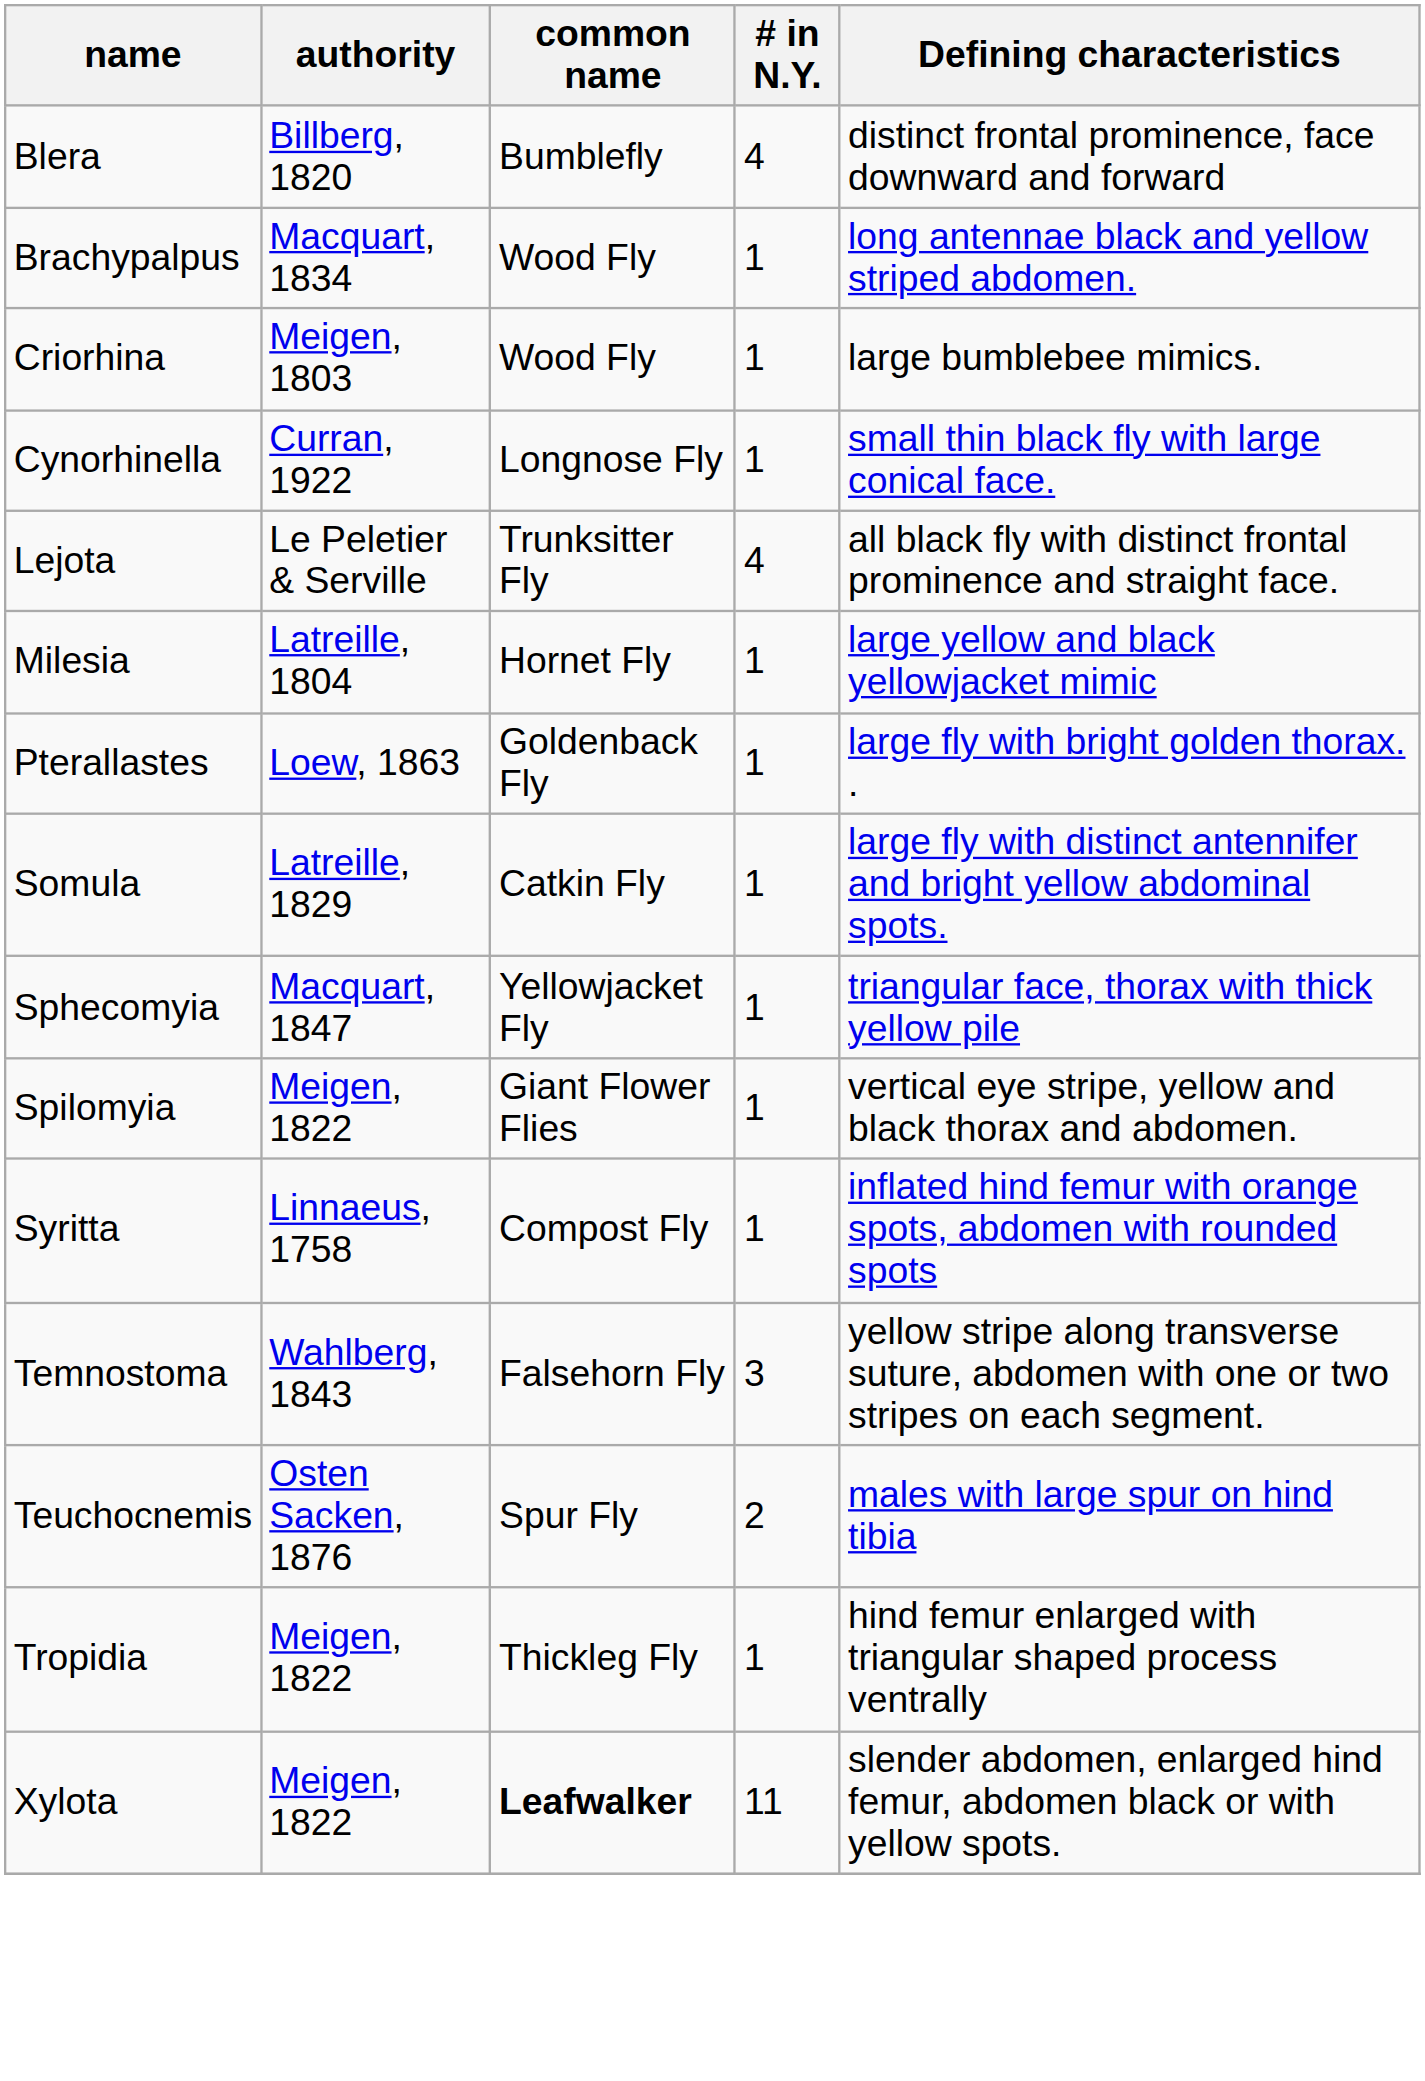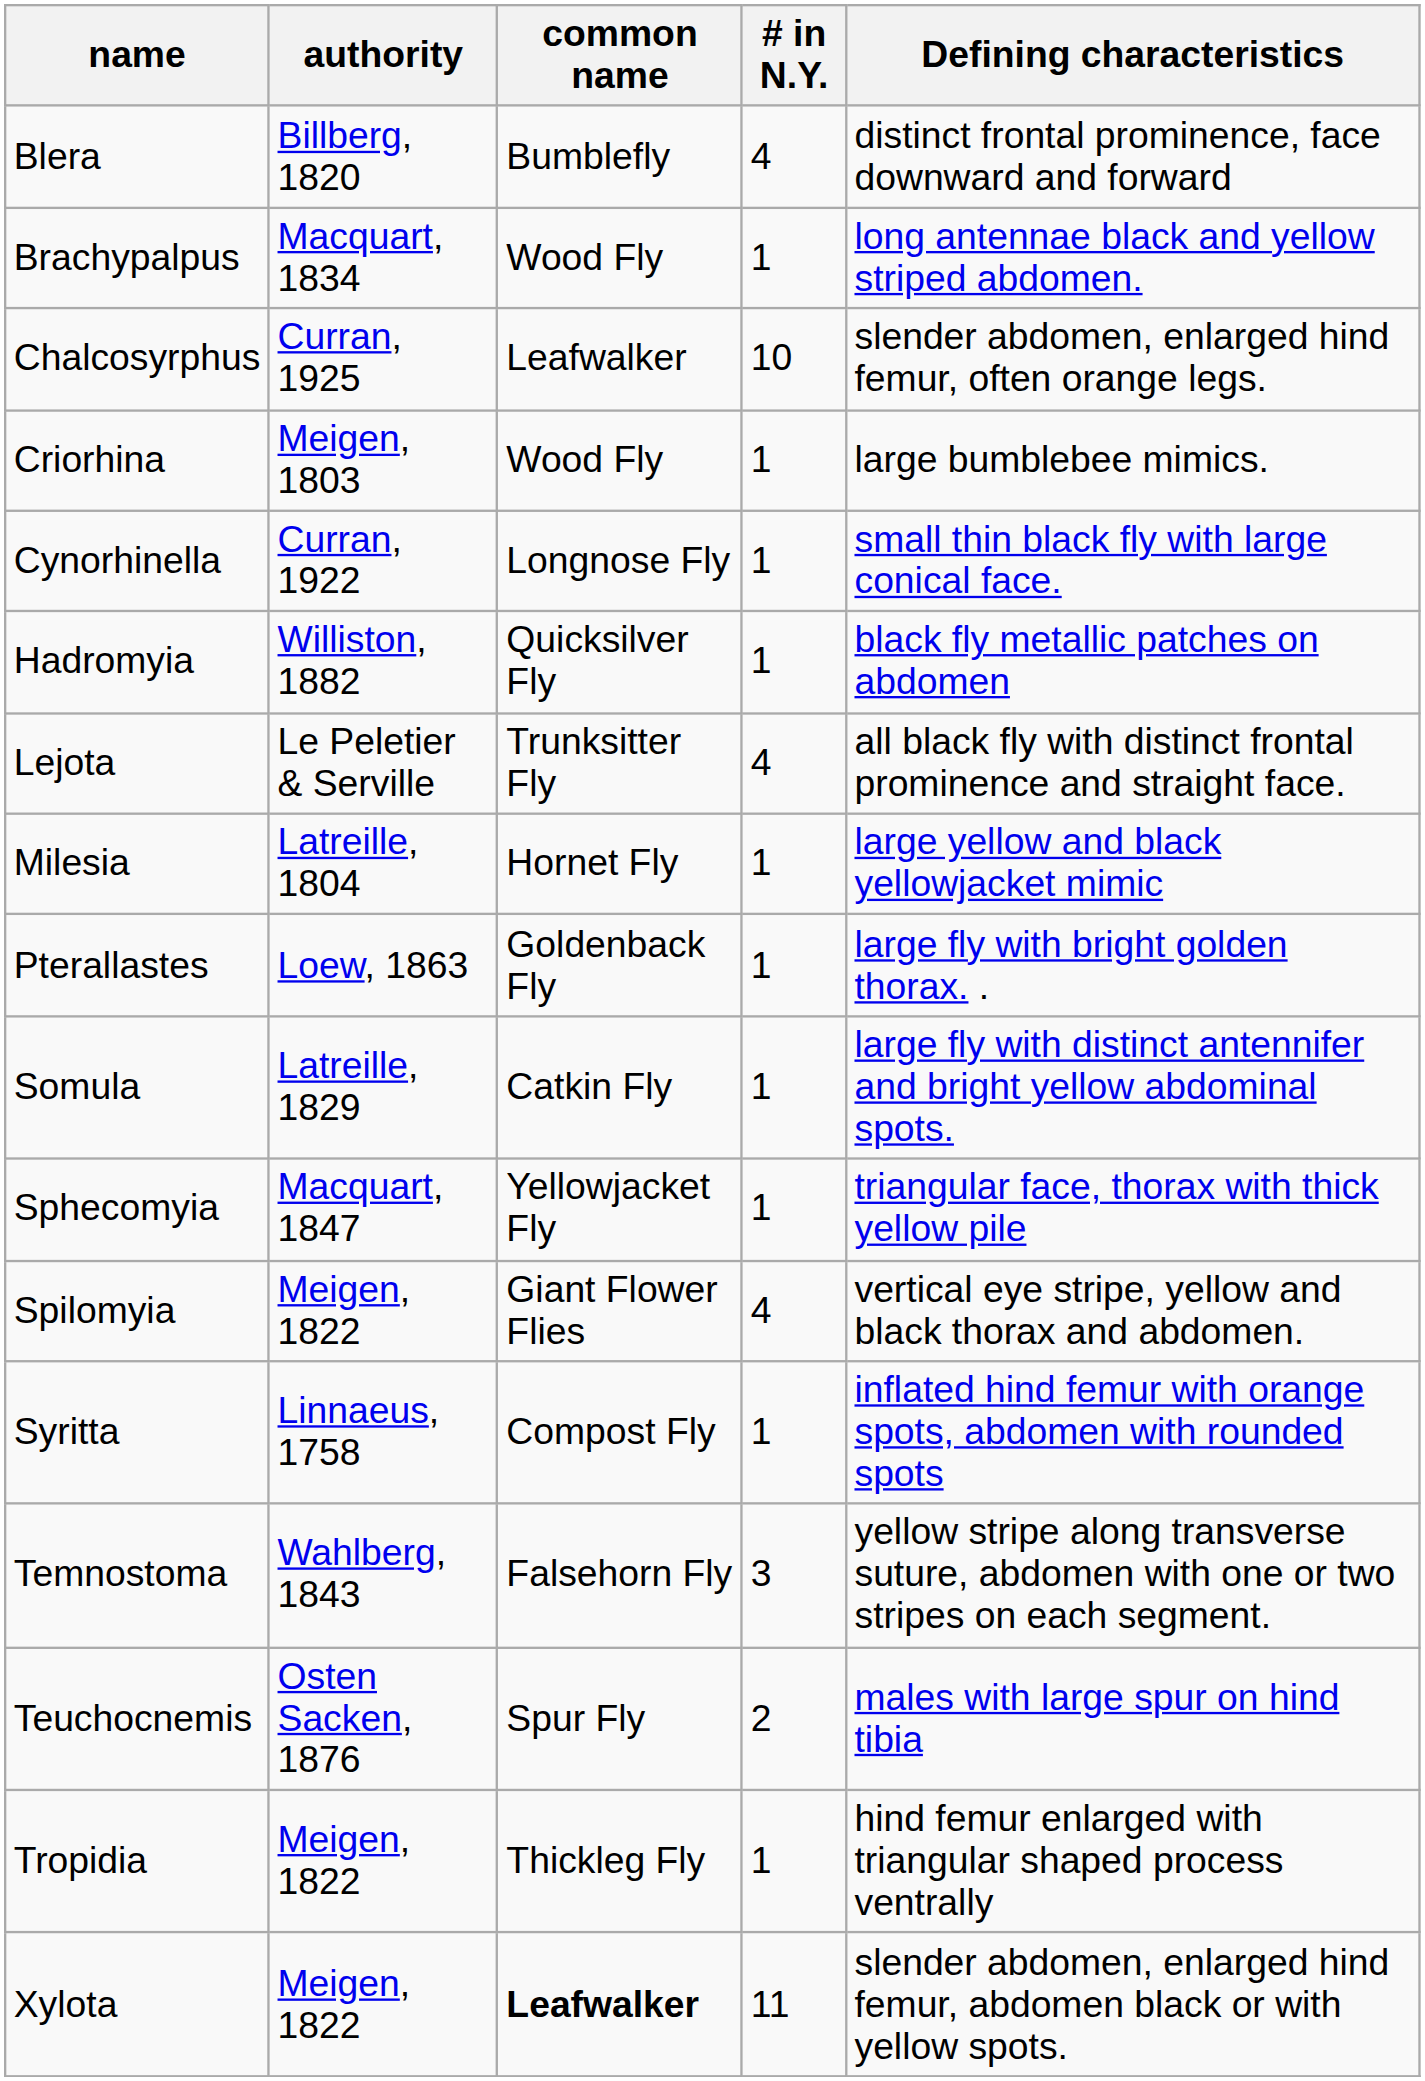+ row: (137, 358)
+ row: (104, 661)
(754, 1107) 1 -> (761, 1309) 4
